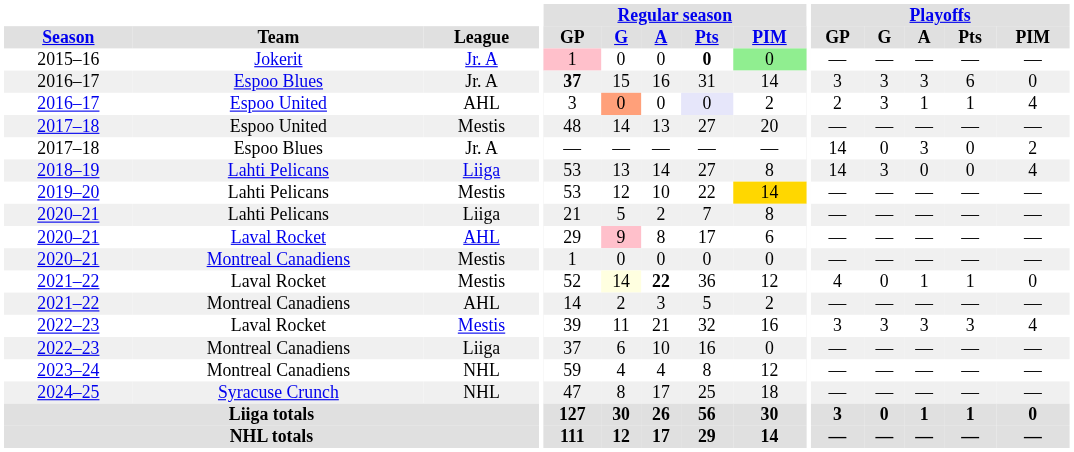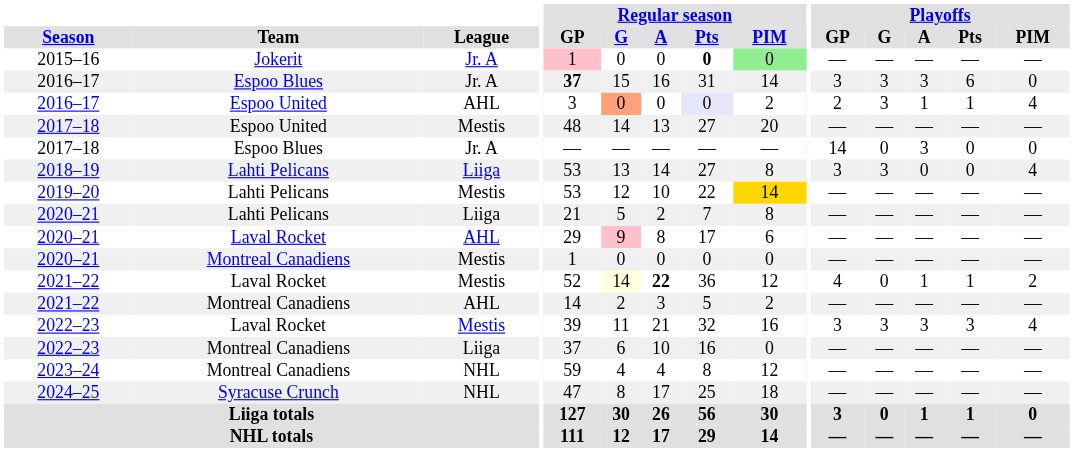(1033, 148) 2 -> (1033, 148) 0
(837, 170) 14 -> (837, 170) 3
(1033, 281) 0 -> (1033, 281) 2
